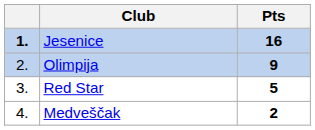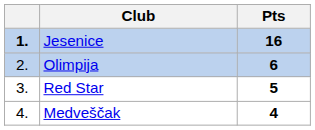(274, 64) 9 -> (274, 64) 6
(274, 112) 2 -> (274, 112) 4
